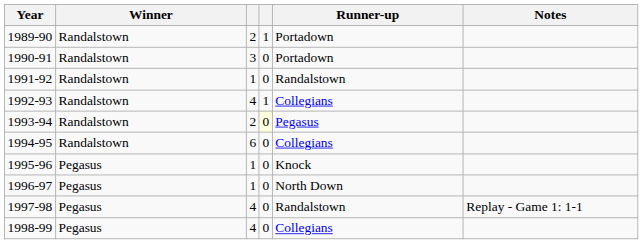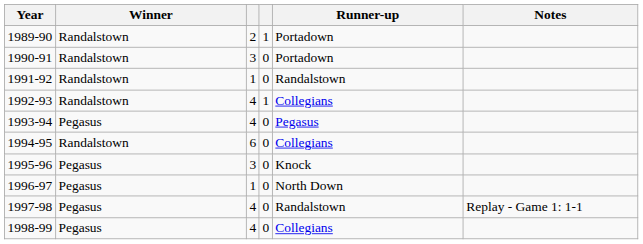(94, 121) Randalstown -> (80, 121) Pegasus
(253, 121) 2 -> (253, 121) 4
(266, 121) lightyellow background -> (266, 121) no background
(253, 164) 1 -> (253, 164) 3
